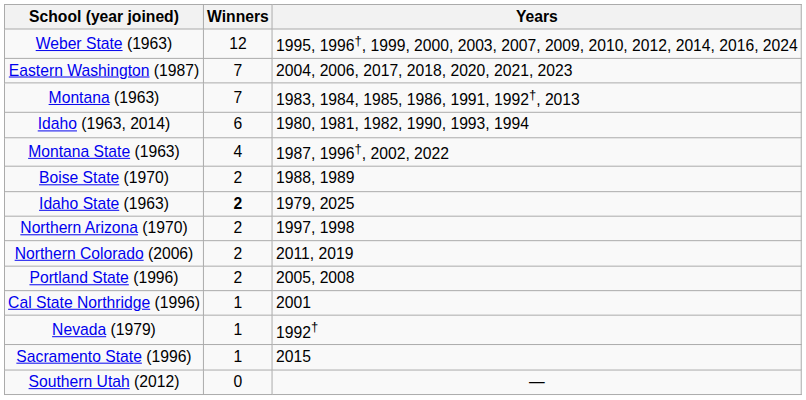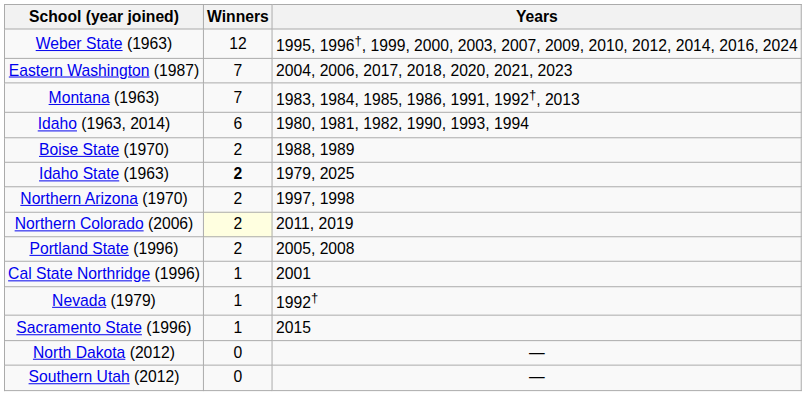- row: (104, 151)
(238, 253) no background -> (238, 224) lightyellow background
+ row: (104, 352)
